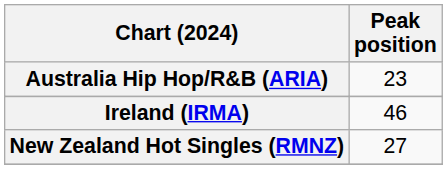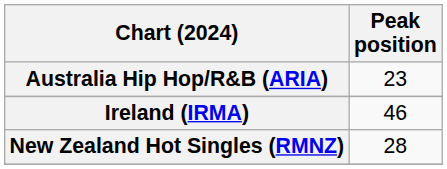(395, 146) 27 -> (395, 146) 28
